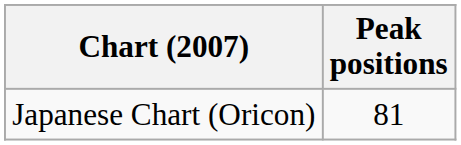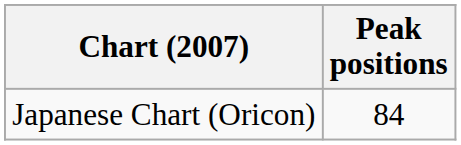(389, 113) 81 -> (389, 113) 84
